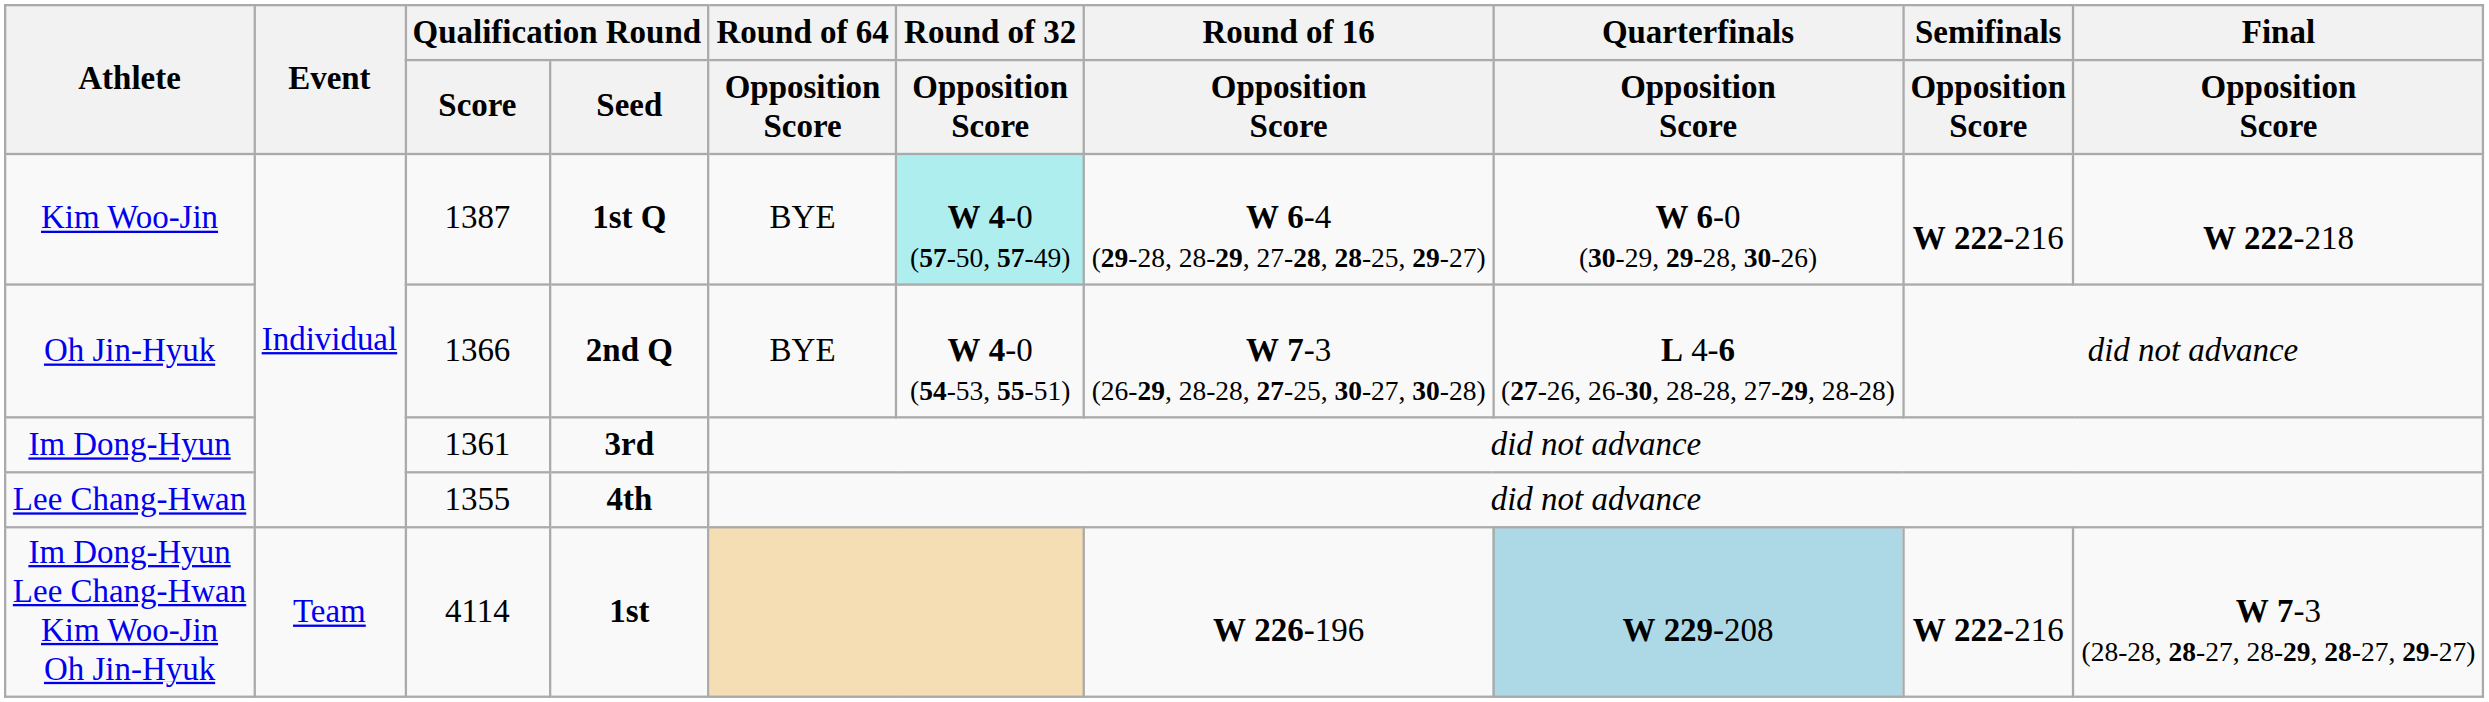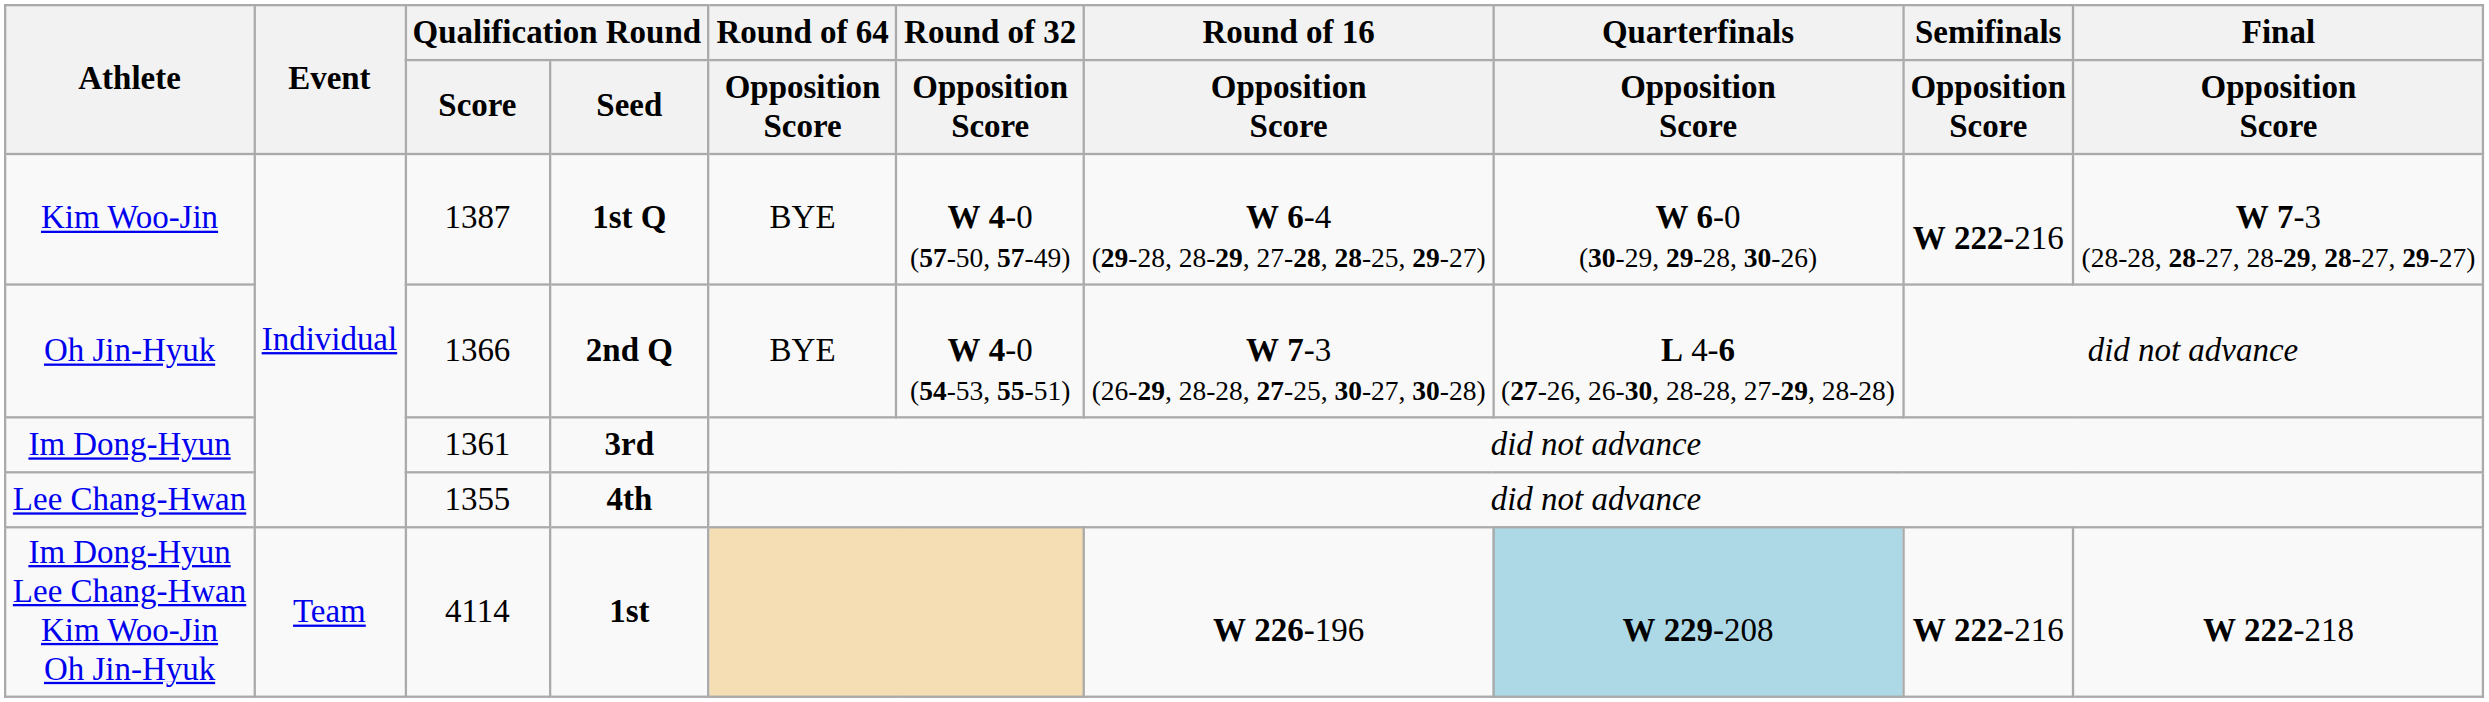(990, 238) paleturquoise background -> (990, 238) no background
(2278, 238) W 222-218 -> (2278, 238) W 7-3 (28-28, 28-27, 28-29, 28-27, 29-27)
(2278, 630) W 7-3 (28-28, 28-27, 28-29, 28-27, 29-27) -> (2278, 630) W 222-218
